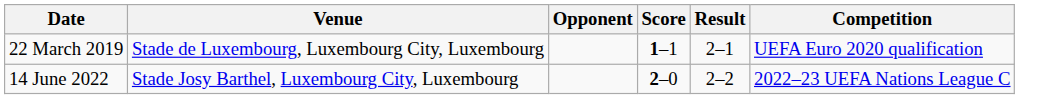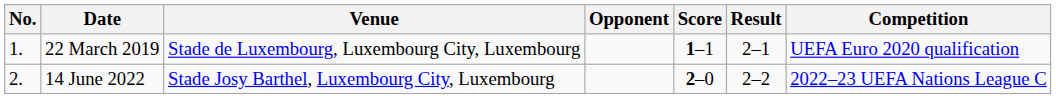+ column: (23, 19)
